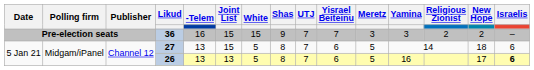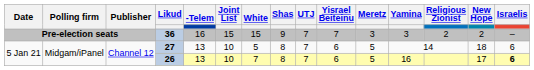(229, 47) 15 -> (229, 47) 10
(229, 59) 13 -> (229, 59) 10
(256, 59) 5 -> (256, 59) 7
